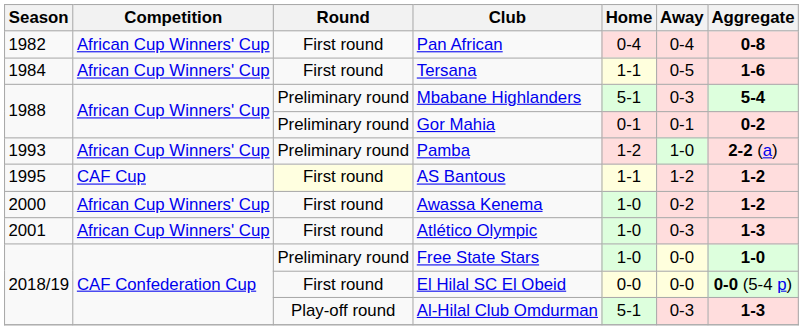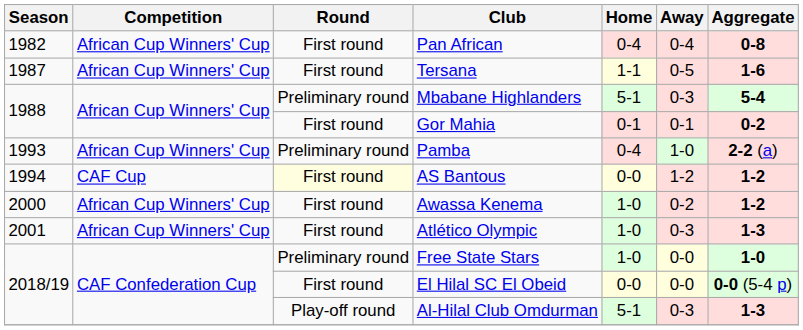(27, 71) 1984 -> (27, 71) 1987
(343, 124) Preliminary round -> (343, 124) First round
(629, 151) 1-2 -> (629, 151) 0-4
(27, 177) 1995 -> (27, 177) 1994
(629, 177) 1-1 -> (629, 177) 0-0
